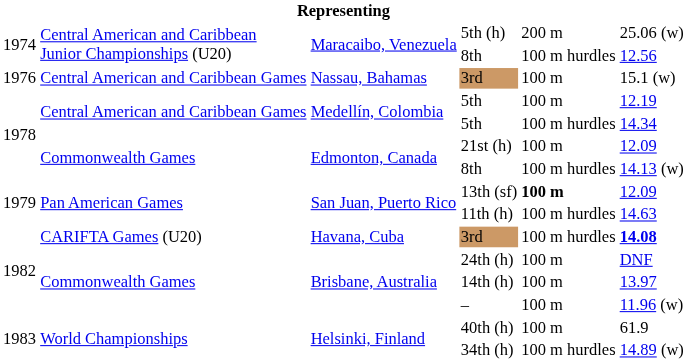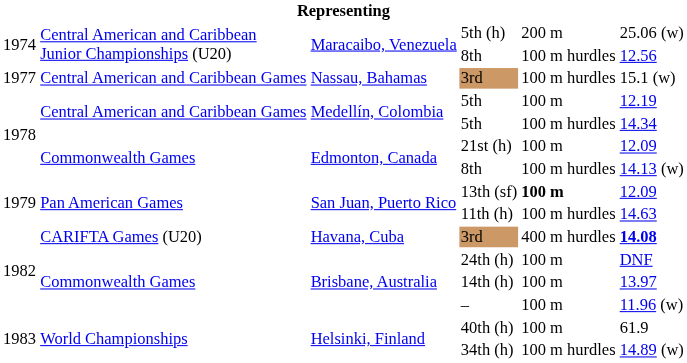(20, 78) 1976 -> (20, 78) 1977
(542, 78) 100 m -> (568, 78) 100 m hurdles
(568, 236) 100 m hurdles -> (568, 236) 400 m hurdles
